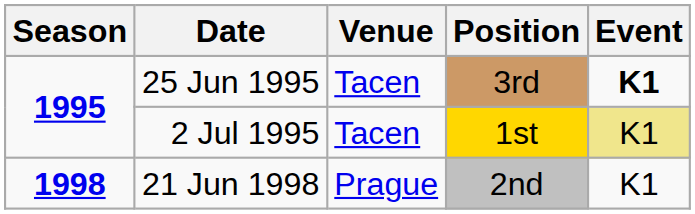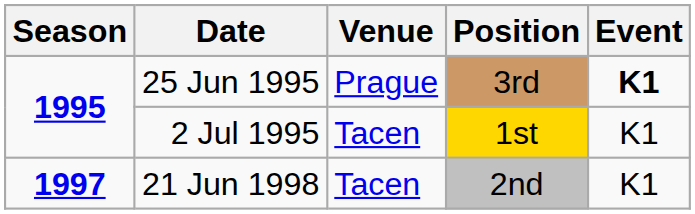(377, 82) Tacen -> (386, 82) Prague
(639, 133) khaki background -> (639, 133) no background
(70, 184) 1998 -> (70, 184) 1997
(386, 184) Prague -> (377, 184) Tacen
